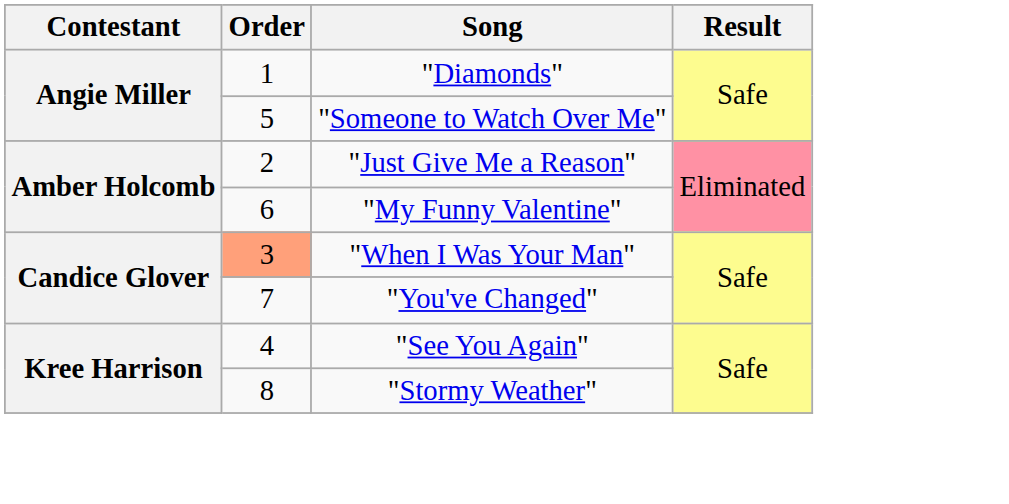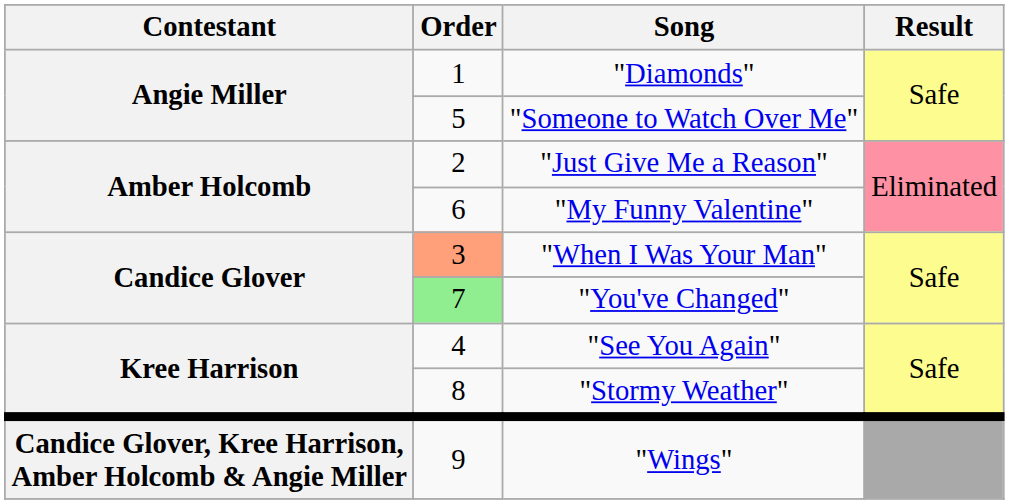(267, 299) no background -> (458, 299) lightgreen background
+ row: (684, 459)
